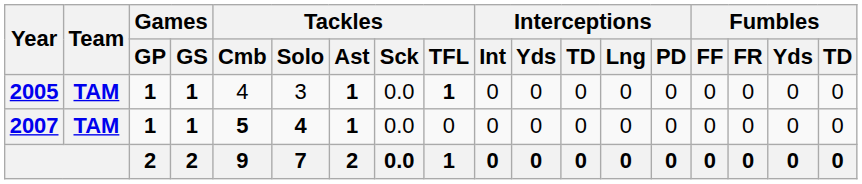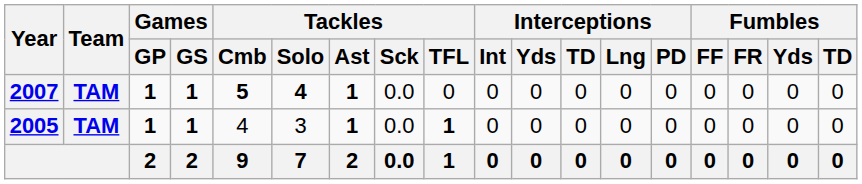rows swapped: (34, 91) <-> (34, 126)
